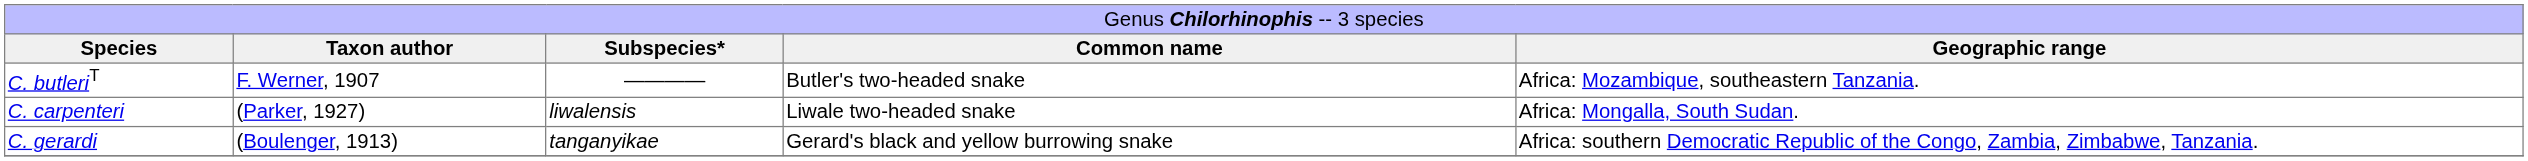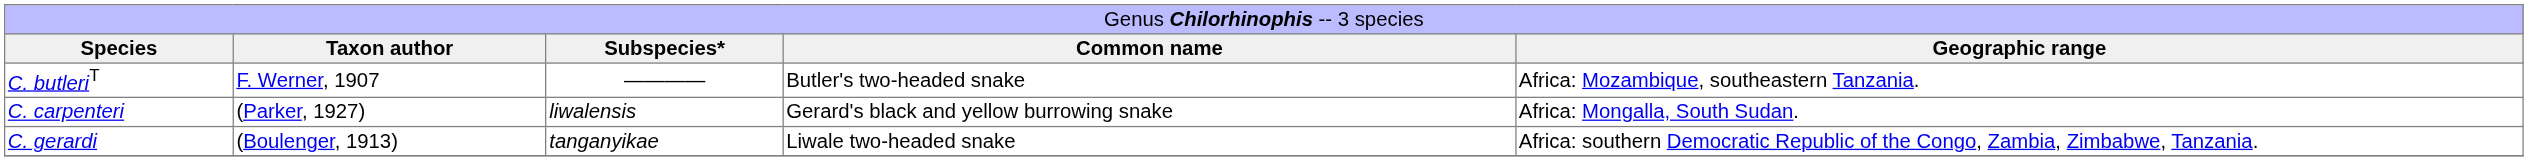(901, 112) Liwale two-headed snake -> (980, 112) Gerard's black and yellow burrowing snake
(980, 141) Gerard's black and yellow burrowing snake -> (901, 141) Liwale two-headed snake
